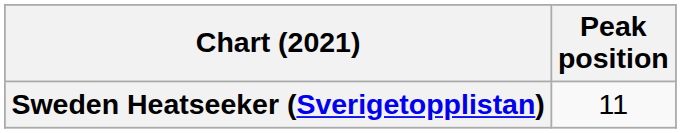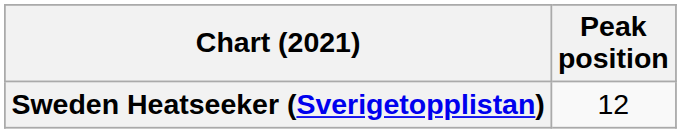(613, 104) 11 -> (613, 104) 12
